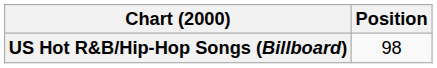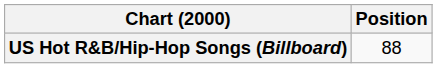(392, 47) 98 -> (392, 47) 88
